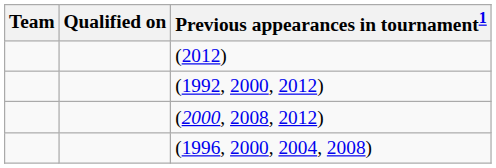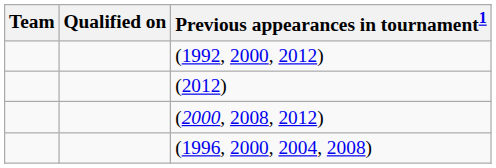rows swapped: (249, 86) <-> (201, 55)
